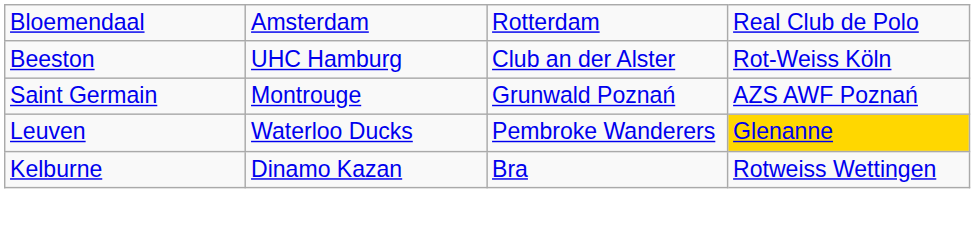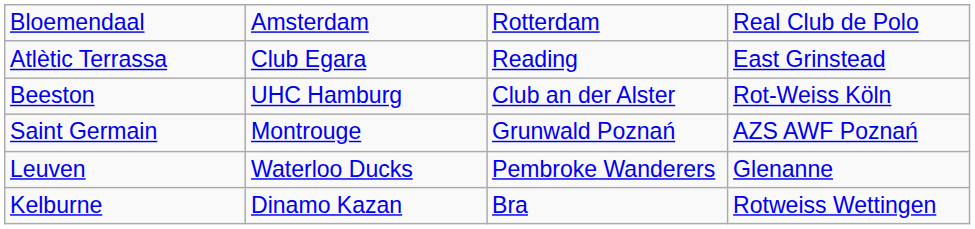+ row: (89, 59)
(783, 132) gold background -> (783, 168) no background
